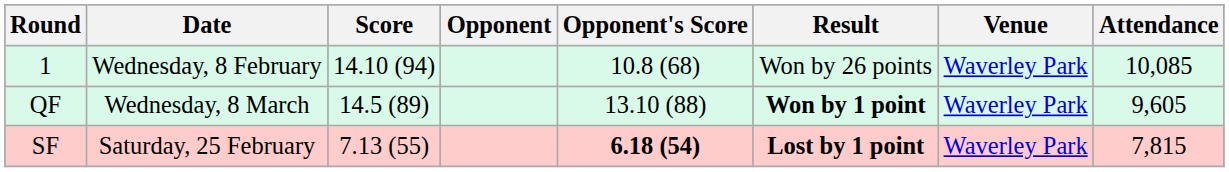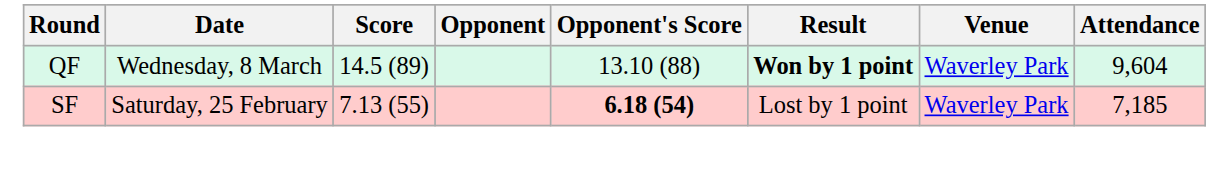- row: (45, 65)
(1159, 105) 9,605 -> (1140, 65) 9,604
(846, 146) bold -> (833, 105) normal
(1159, 146) 7,815 -> (1140, 105) 7,185
